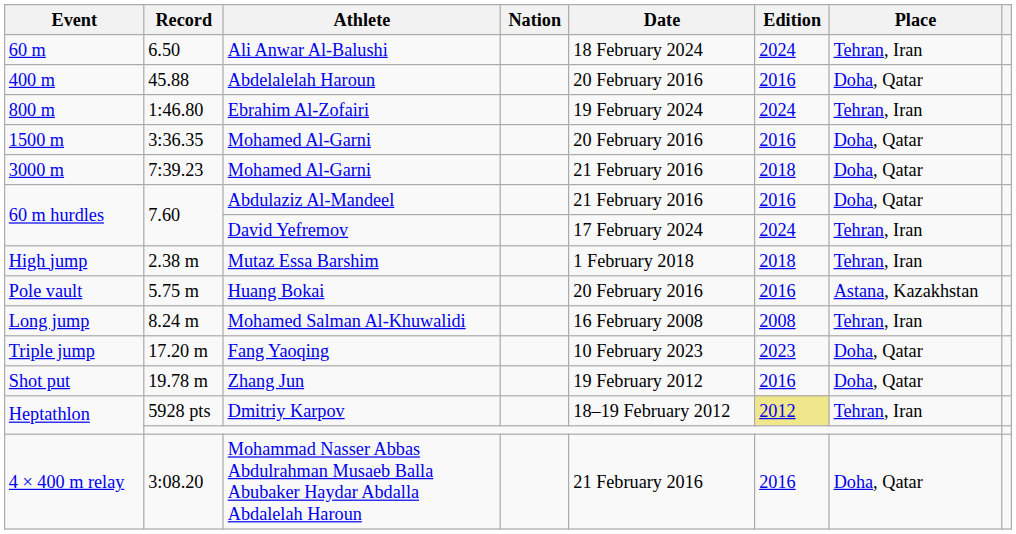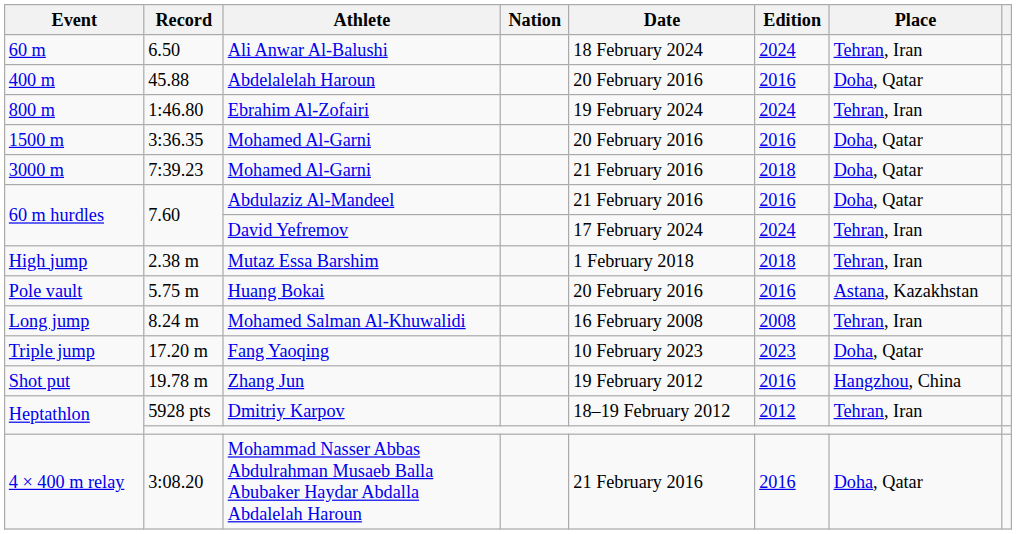(878, 380) Doha, Qatar -> (897, 380) Hangzhou, China
(777, 410) khaki background -> (777, 410) no background
